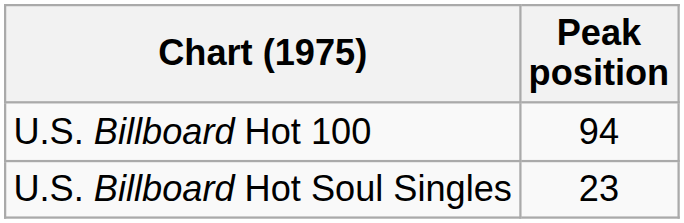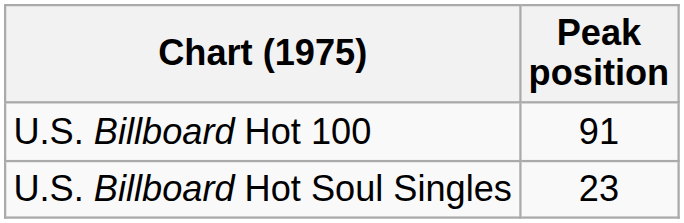(599, 131) 94 -> (599, 131) 91
